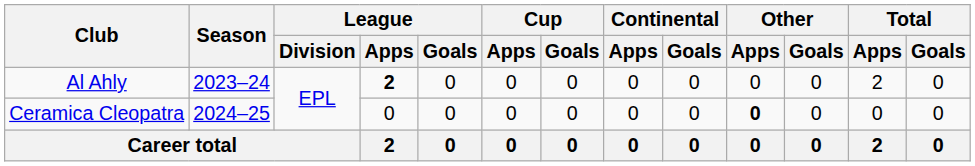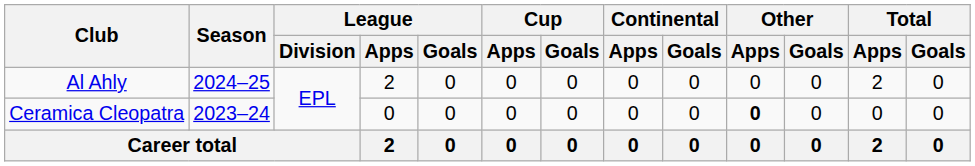(232, 82) 2023–24 -> (232, 82) 2024–25
(389, 82) bold -> (389, 82) normal
(232, 113) 2024–25 -> (232, 113) 2023–24
